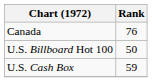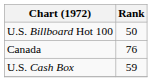rows swapped: (24, 31) <-> (60, 49)
